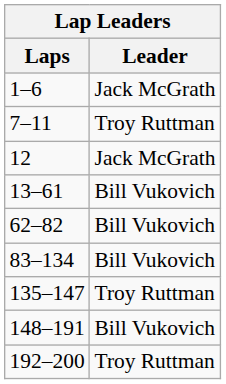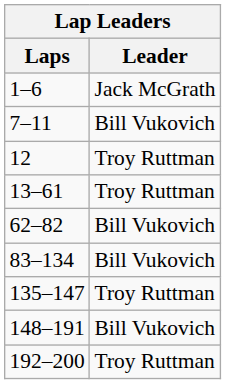(155, 123) Troy Ruttman -> (155, 123) Bill Vukovich
(155, 157) Jack McGrath -> (155, 157) Troy Ruttman
(155, 191) Bill Vukovich -> (155, 191) Troy Ruttman
